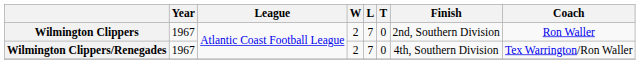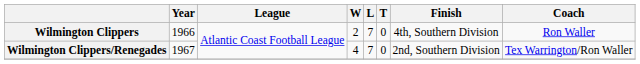(183, 31) 1967 -> (183, 31) 1966
(446, 31) 2nd, Southern Division -> (446, 31) 4th, Southern Division
(356, 50) 2 -> (356, 50) 4
(446, 50) 4th, Southern Division -> (446, 50) 2nd, Southern Division
